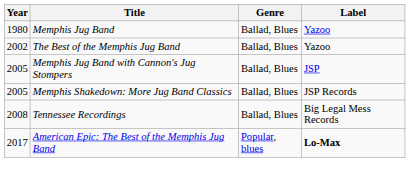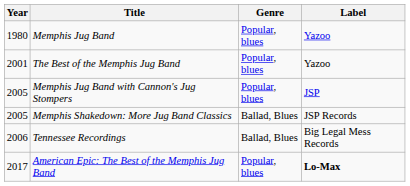(269, 29) Ballad, Blues -> (259, 35) Popular, blues
(17, 46) 2002 -> (17, 64) 2001
(269, 46) Ballad, Blues -> (259, 64) Popular, blues
(269, 69) Ballad, Blues -> (259, 92) Popular, blues
(17, 114) 2008 -> (17, 138) 2006
